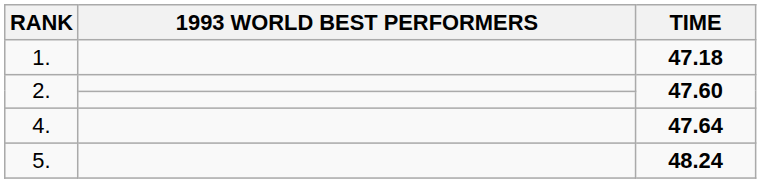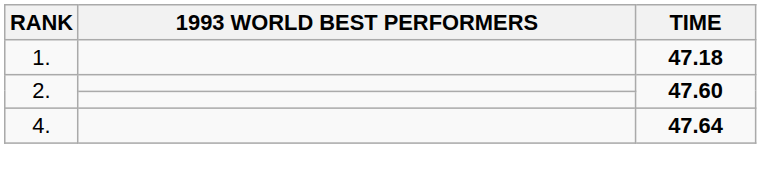- row: (41, 161)
